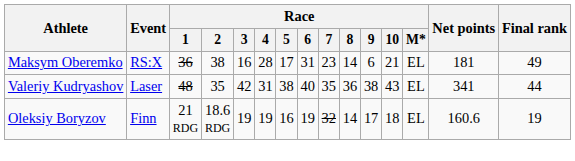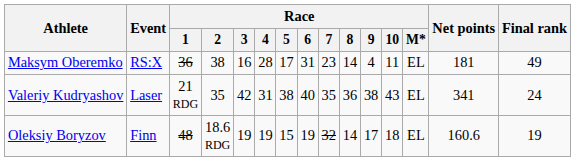(371, 62) 6 -> (371, 62) 4
(392, 62) 21 -> (392, 62) 11
(186, 86) 48 -> (186, 95) 21 RDG
(534, 86) 44 -> (534, 95) 24
(186, 118) 21 RDG -> (186, 135) 48
(287, 118) 16 -> (287, 135) 15
